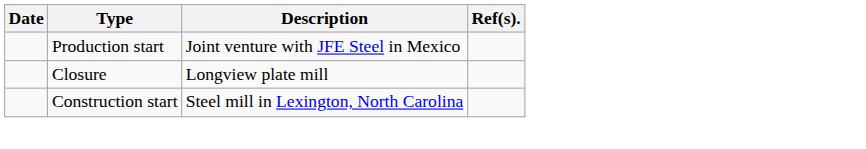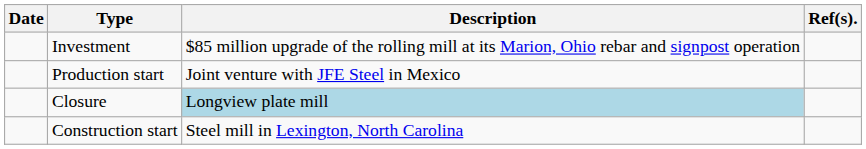+ row: (91, 46)
(257, 74) no background -> (257, 102) lightblue background
